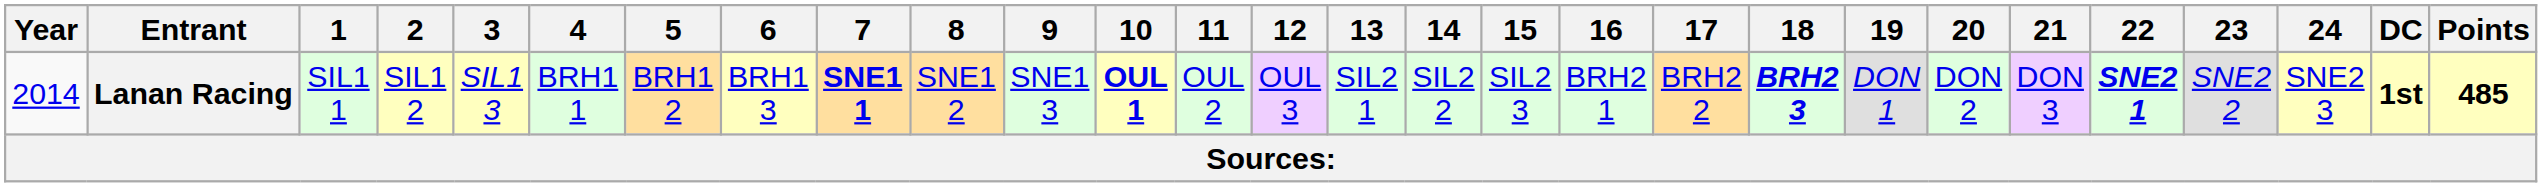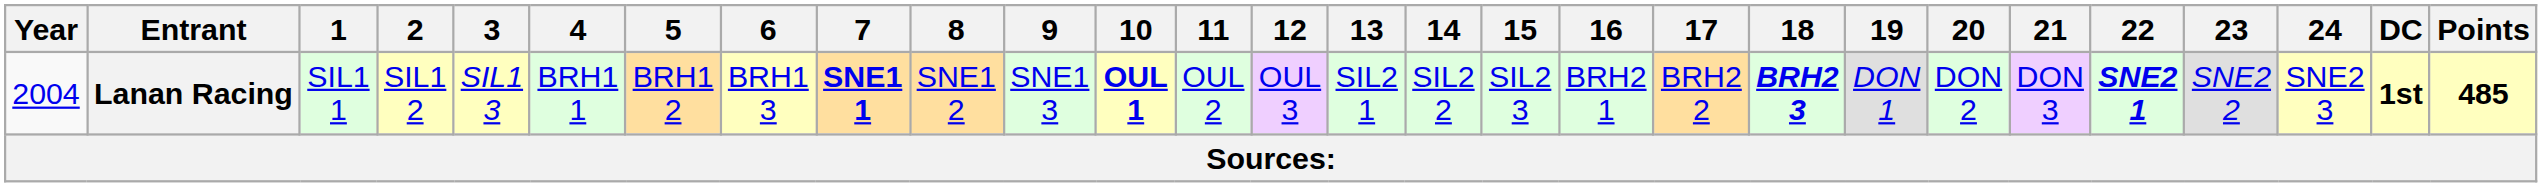(46, 93) 2014 -> (46, 93) 2004
